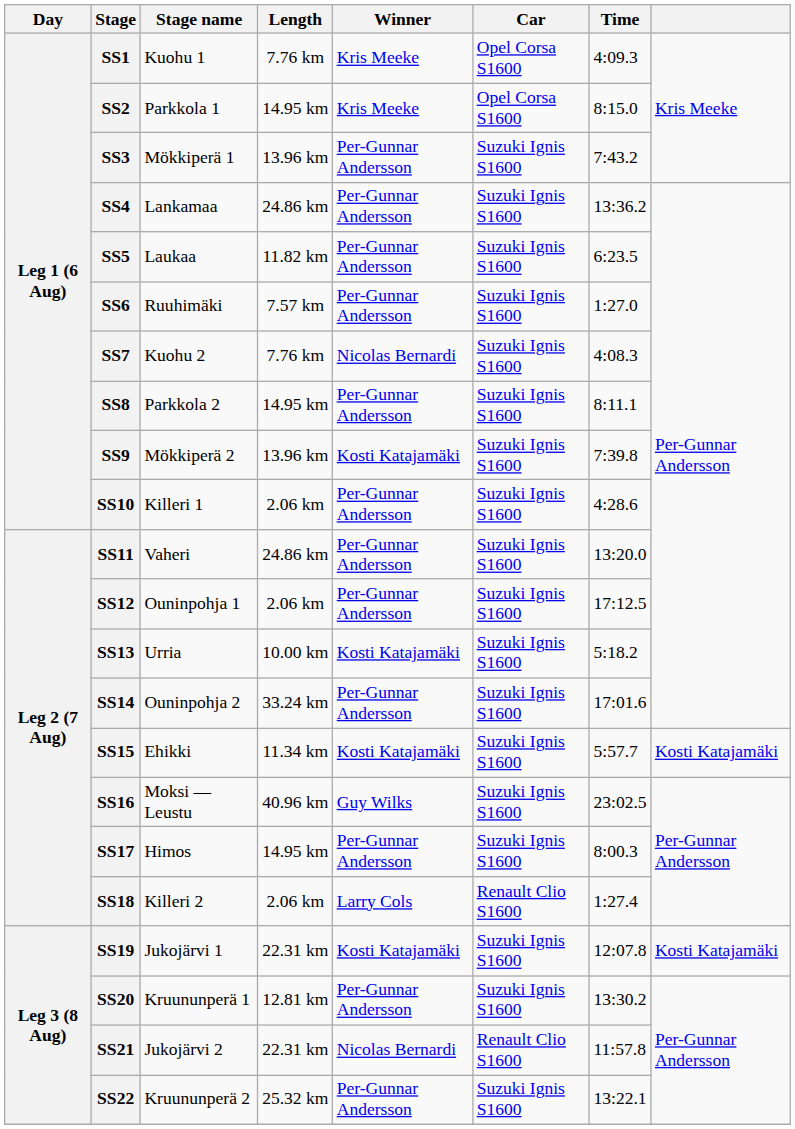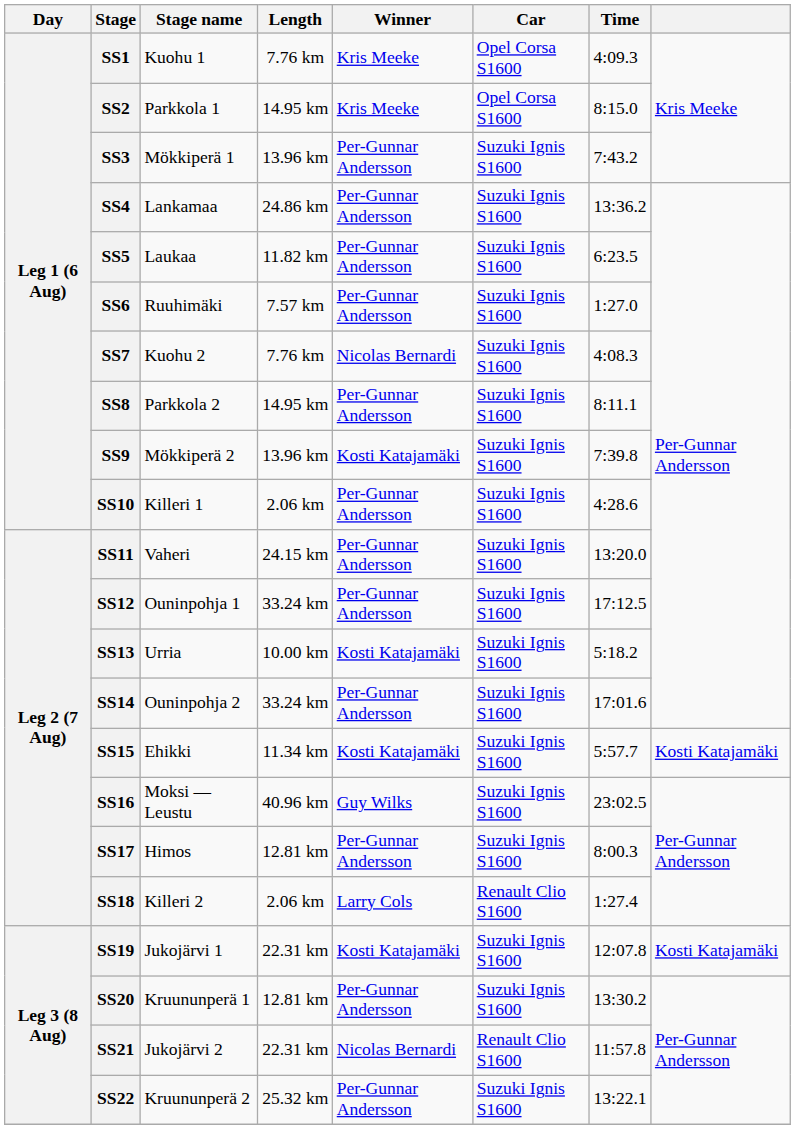(295, 553) 24.86 km -> (295, 553) 24.15 km
(295, 603) 2.06 km -> (295, 603) 33.24 km
(295, 851) 14.95 km -> (295, 851) 12.81 km
